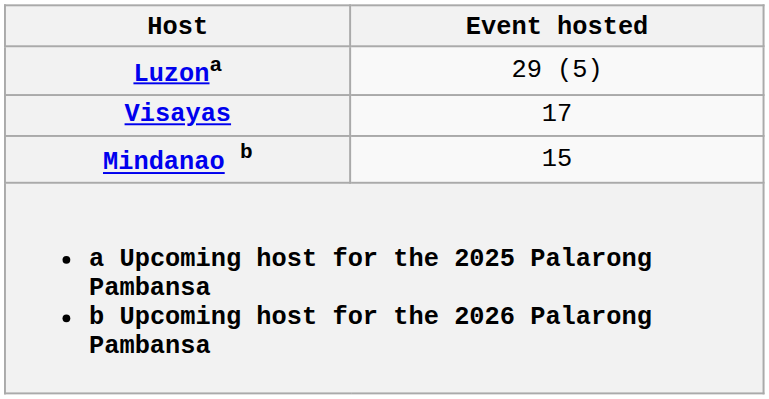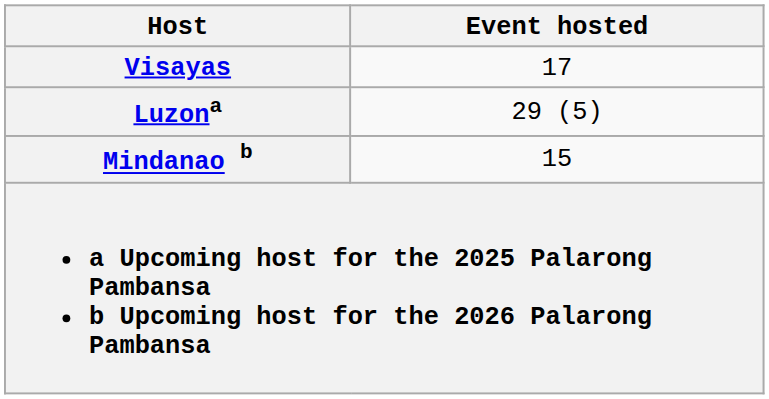rows swapped: (178, 71) <-> (178, 115)
